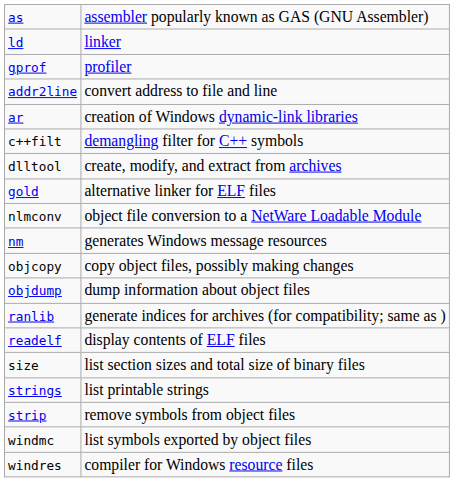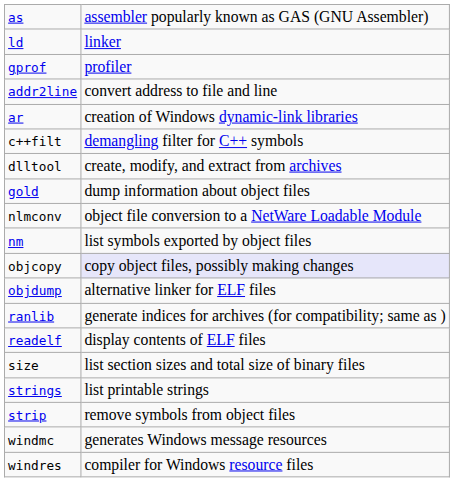(180, 191) alternative linker for ELF files -> (197, 191) dump information about object files
(206, 240) generates Windows message resources -> (198, 240) list symbols exported by object files
(219, 265) no background -> (219, 265) lavender background
(197, 290) dump information about object files -> (180, 290) alternative linker for ELF files
(198, 439) list symbols exported by object files -> (206, 439) generates Windows message resources
